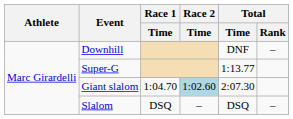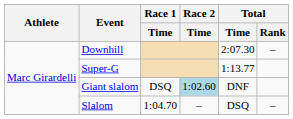(238, 50) DNF -> (238, 50) 2:07.30
(160, 87) 1:04.70 -> (160, 87) DSQ
(238, 87) 2:07.30 -> (238, 87) DNF
(160, 105) DSQ -> (160, 105) 1:04.70
